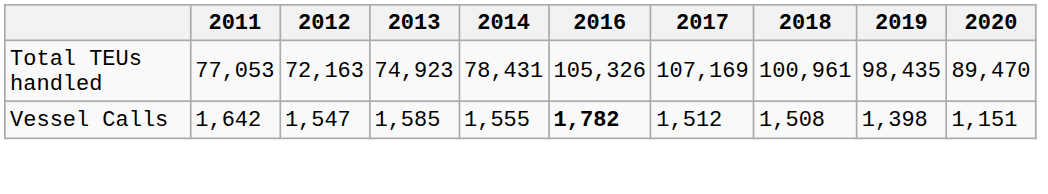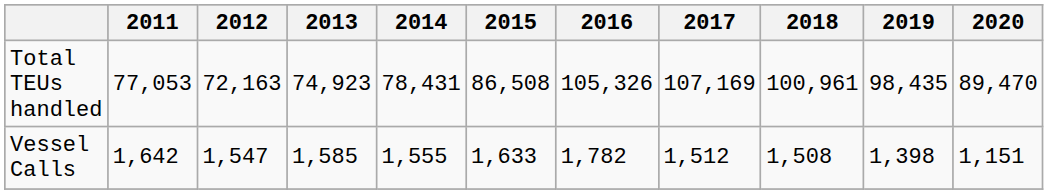+ column: (511, 23)
(587, 120) bold -> (594, 158) normal
